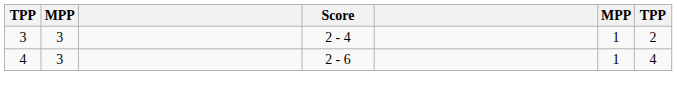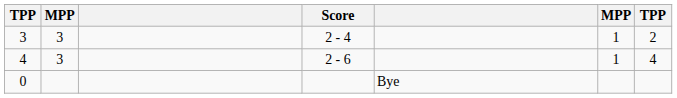+ row: (23, 81)
